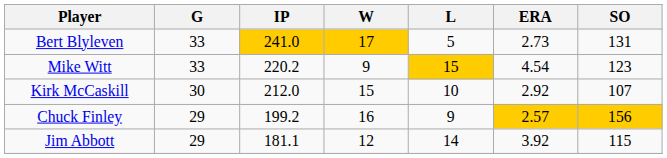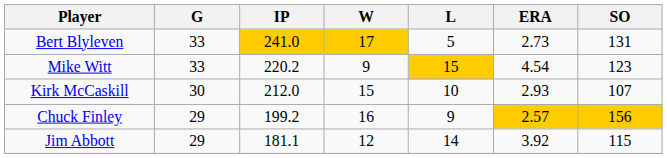(535, 91) 2.92 -> (535, 91) 2.93
